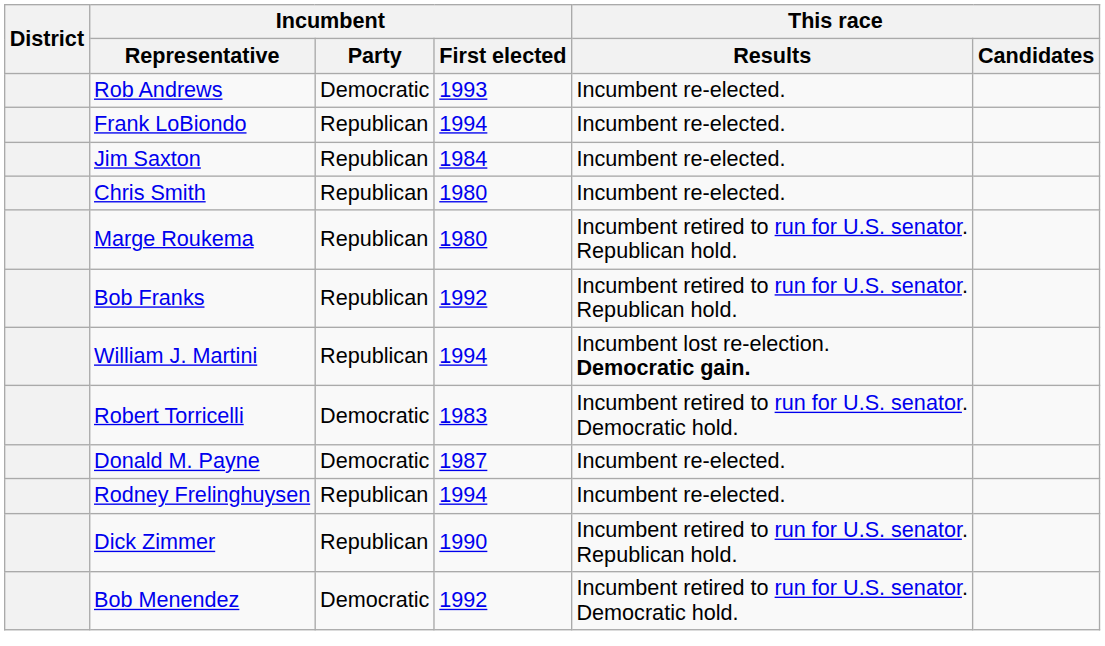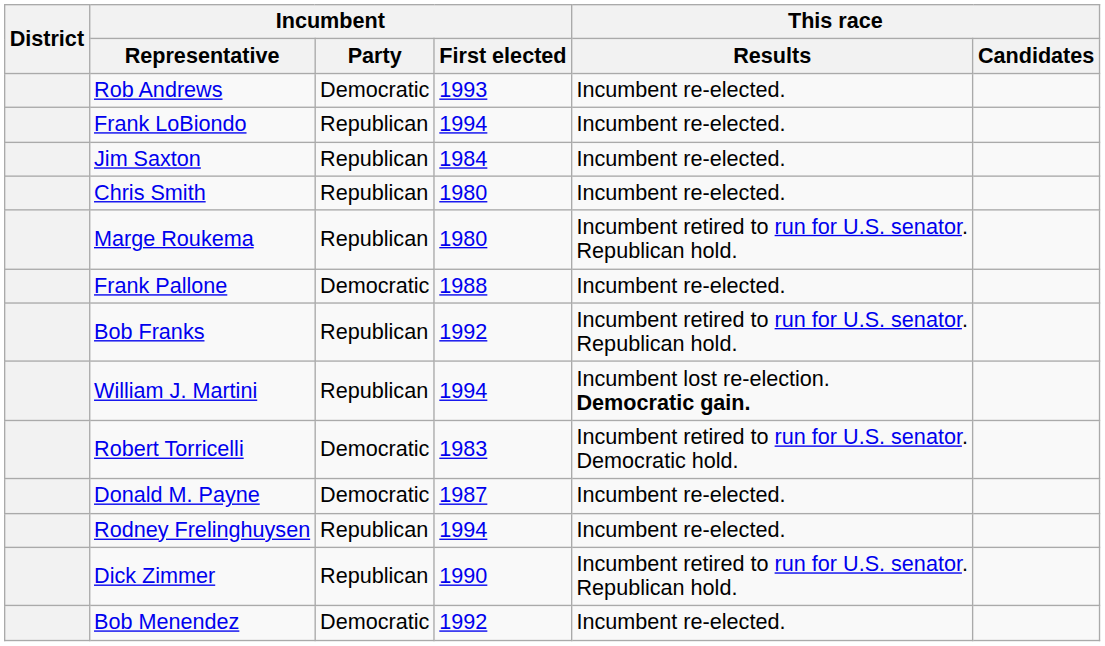+ row: (161, 285)
(772, 600) Incumbent retired to run for U.S. senator. Democratic hold. -> (681, 622) Incumbent re-elected.
